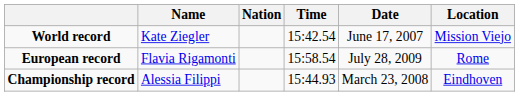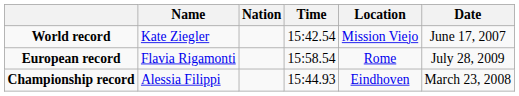columns swapped: (473, 15) <-> (385, 15)
